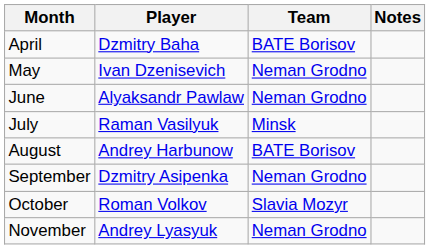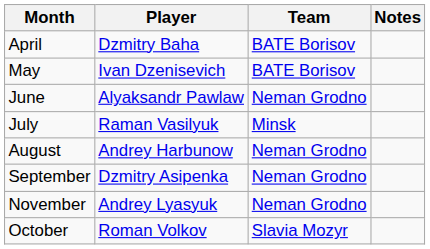(309, 71) Neman Grodno -> (303, 71) BATE Borisov
(303, 151) BATE Borisov -> (309, 151) Neman Grodno
rows swapped: (38, 204) <-> (47, 230)
